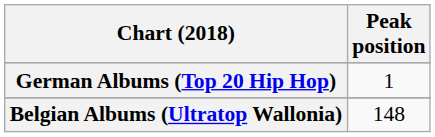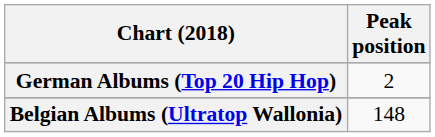(389, 80) 1 -> (389, 80) 2
